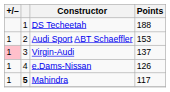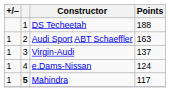(144, 38) 153 -> (144, 38) 163
(9, 52) pink background -> (9, 52) no background
(144, 66) 126 -> (144, 66) 124
